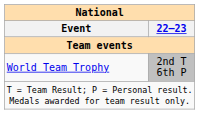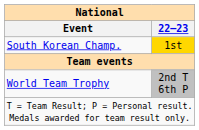+ row: (64, 45)
